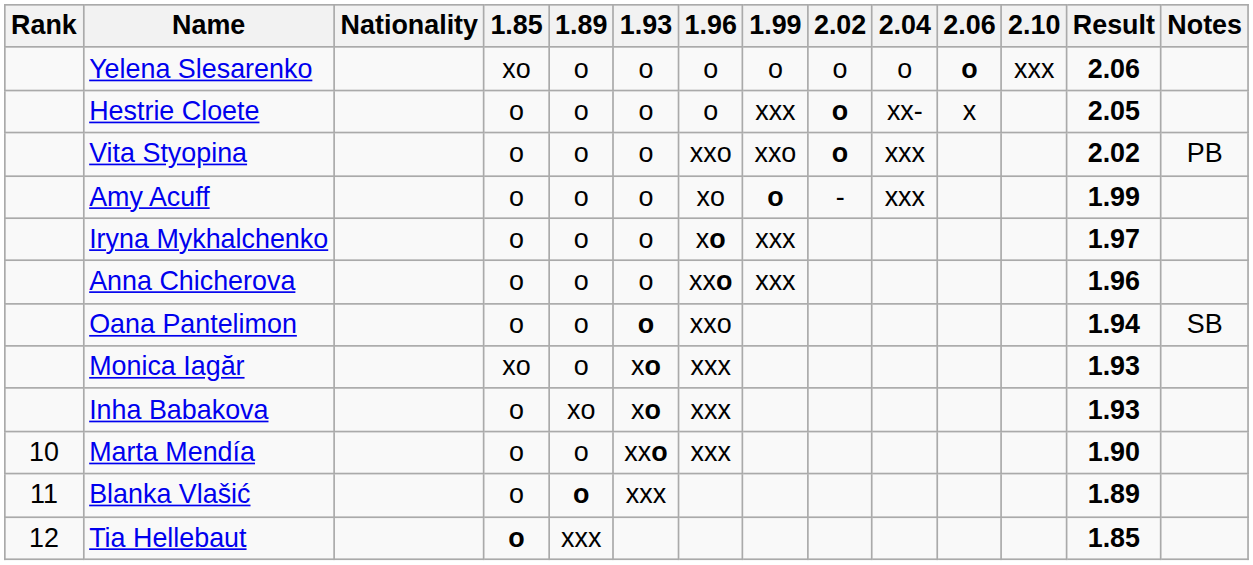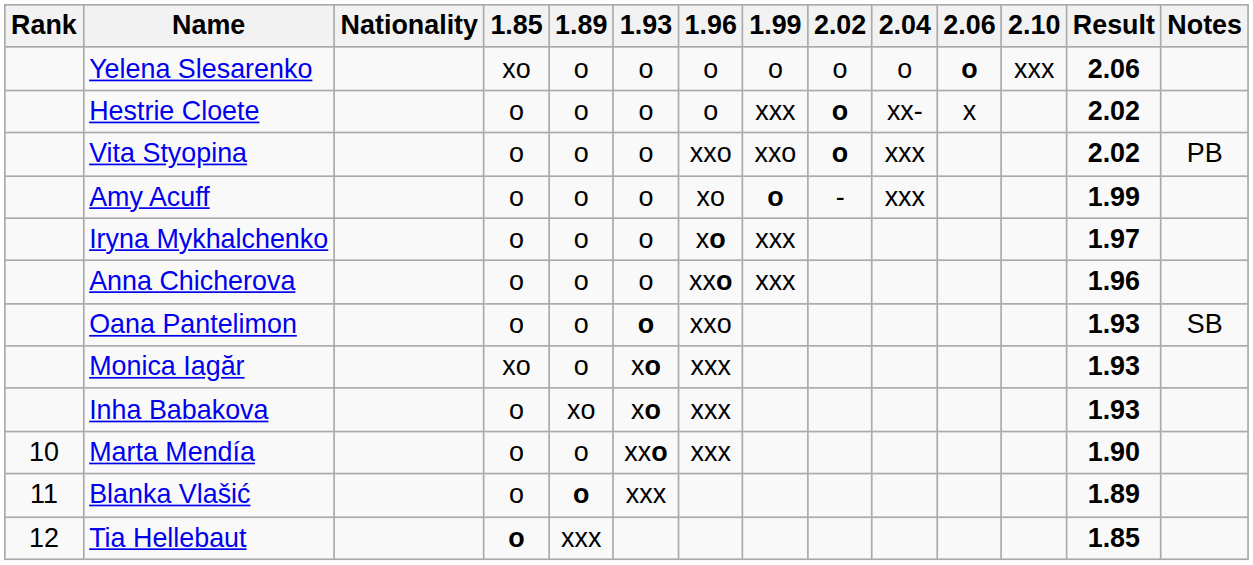(1114, 111) 2.05 -> (1114, 111) 2.02
(1114, 324) 1.94 -> (1114, 324) 1.93
